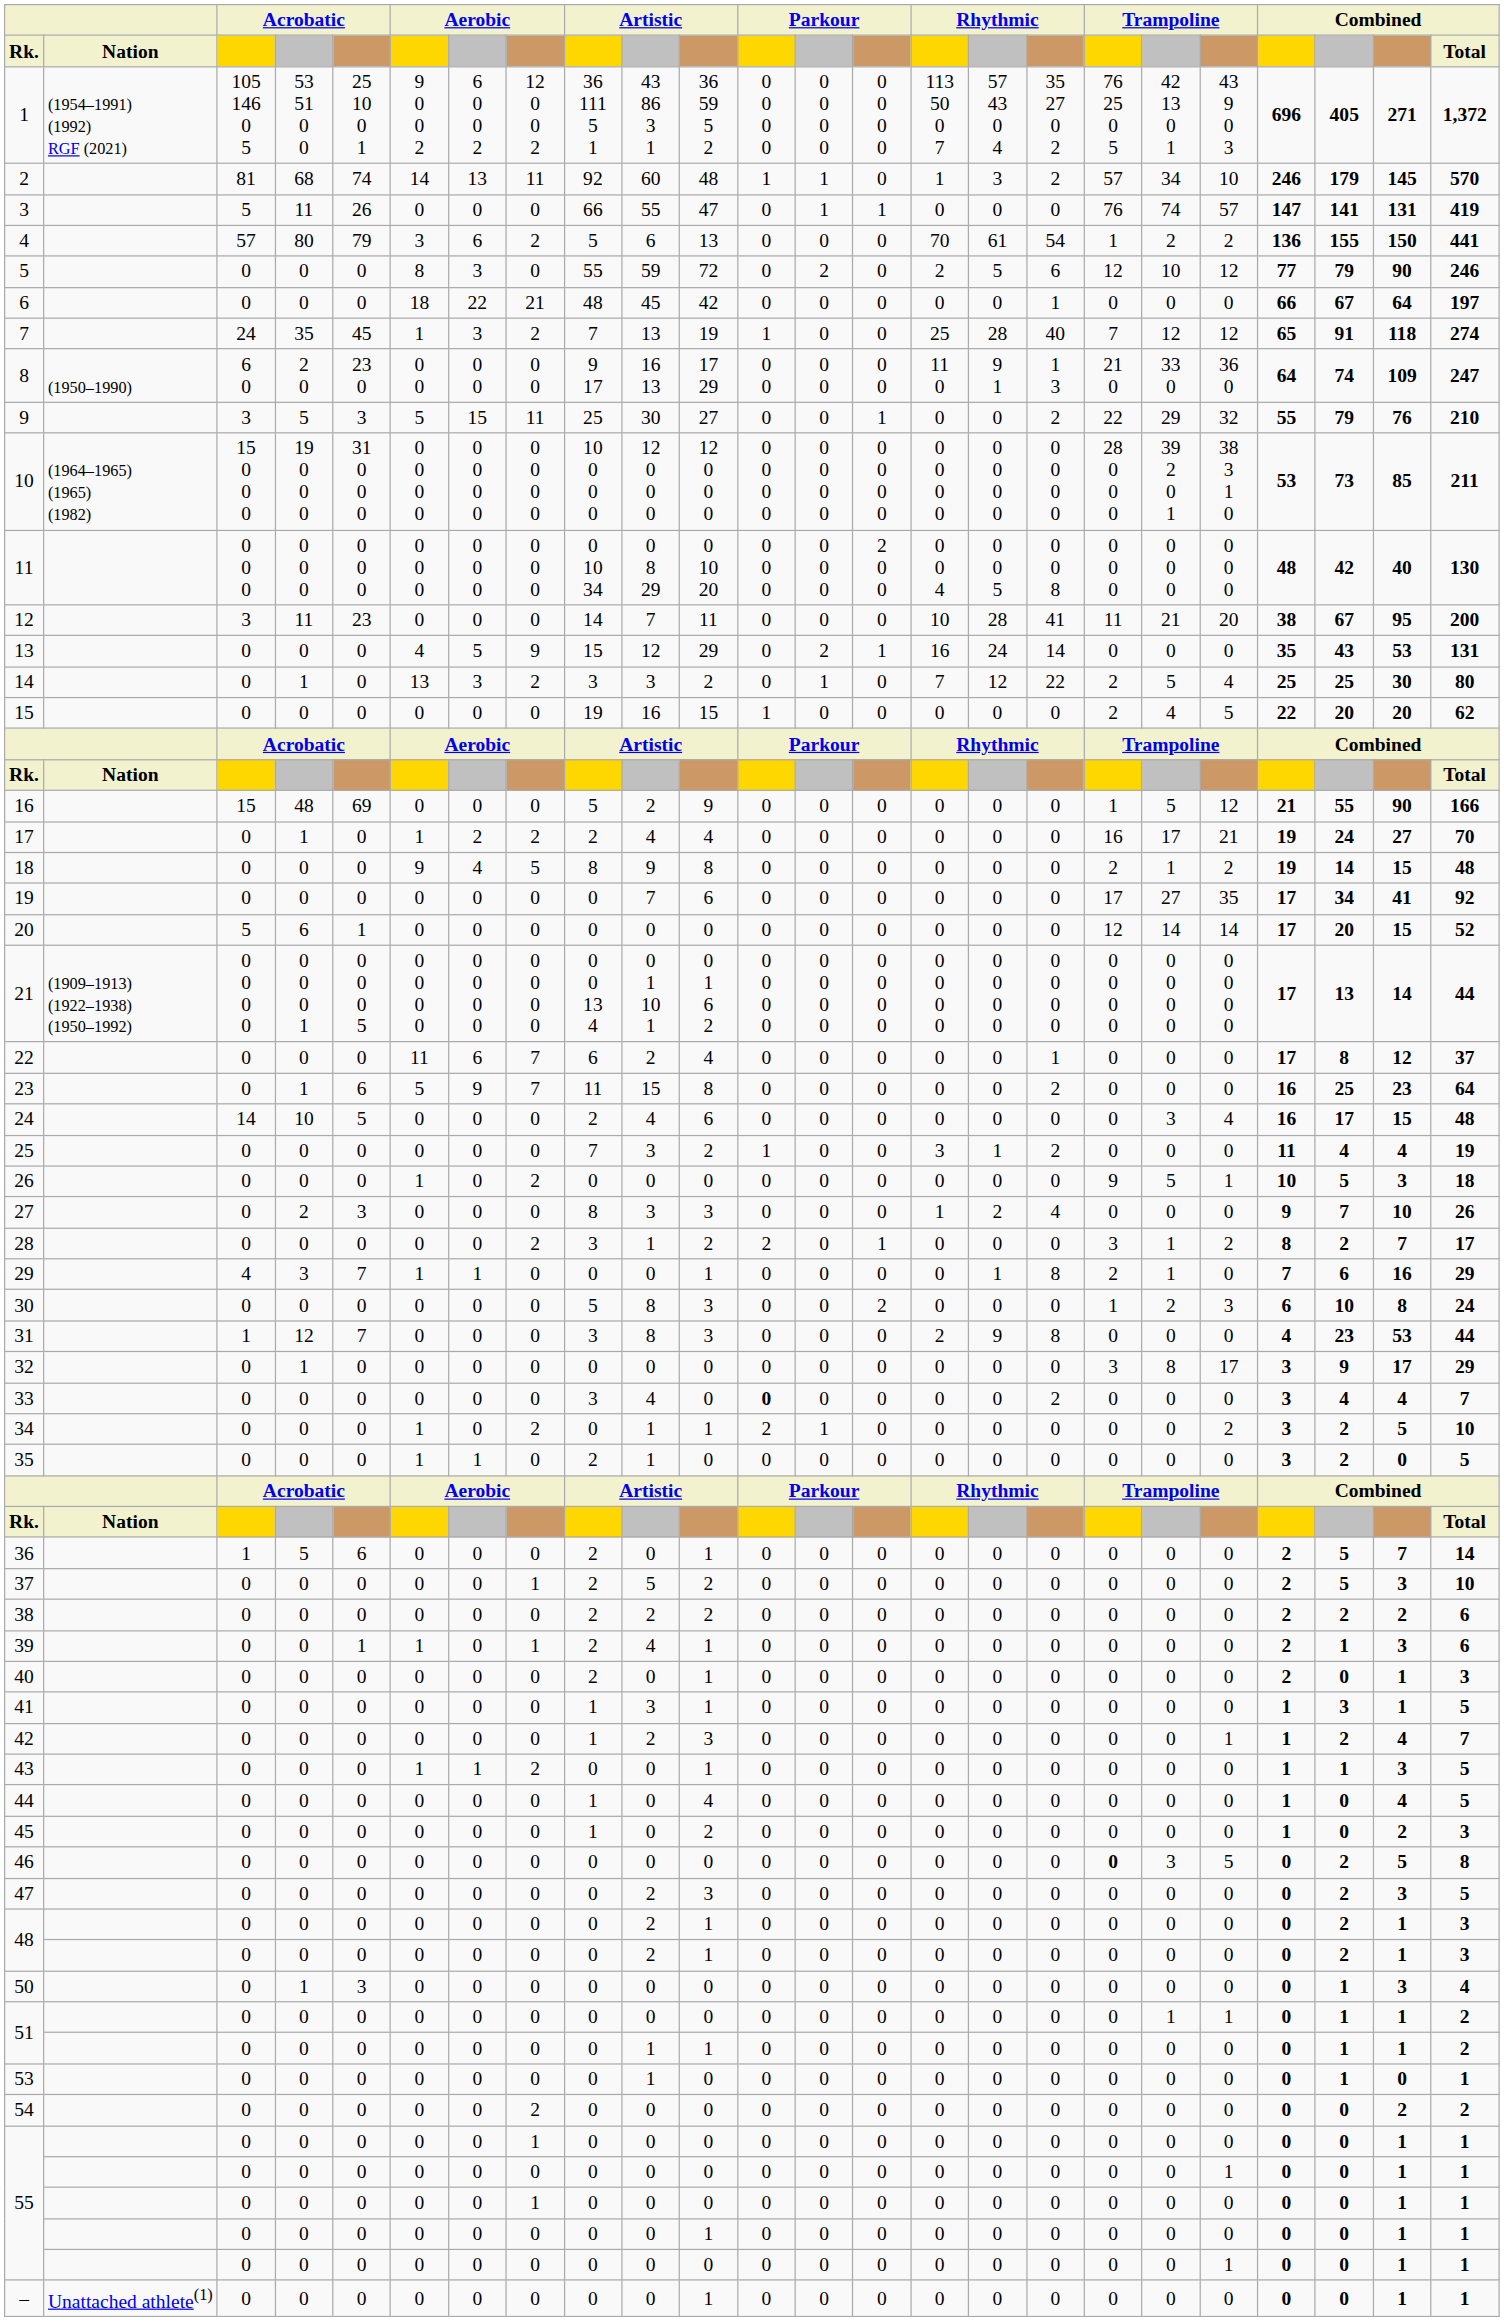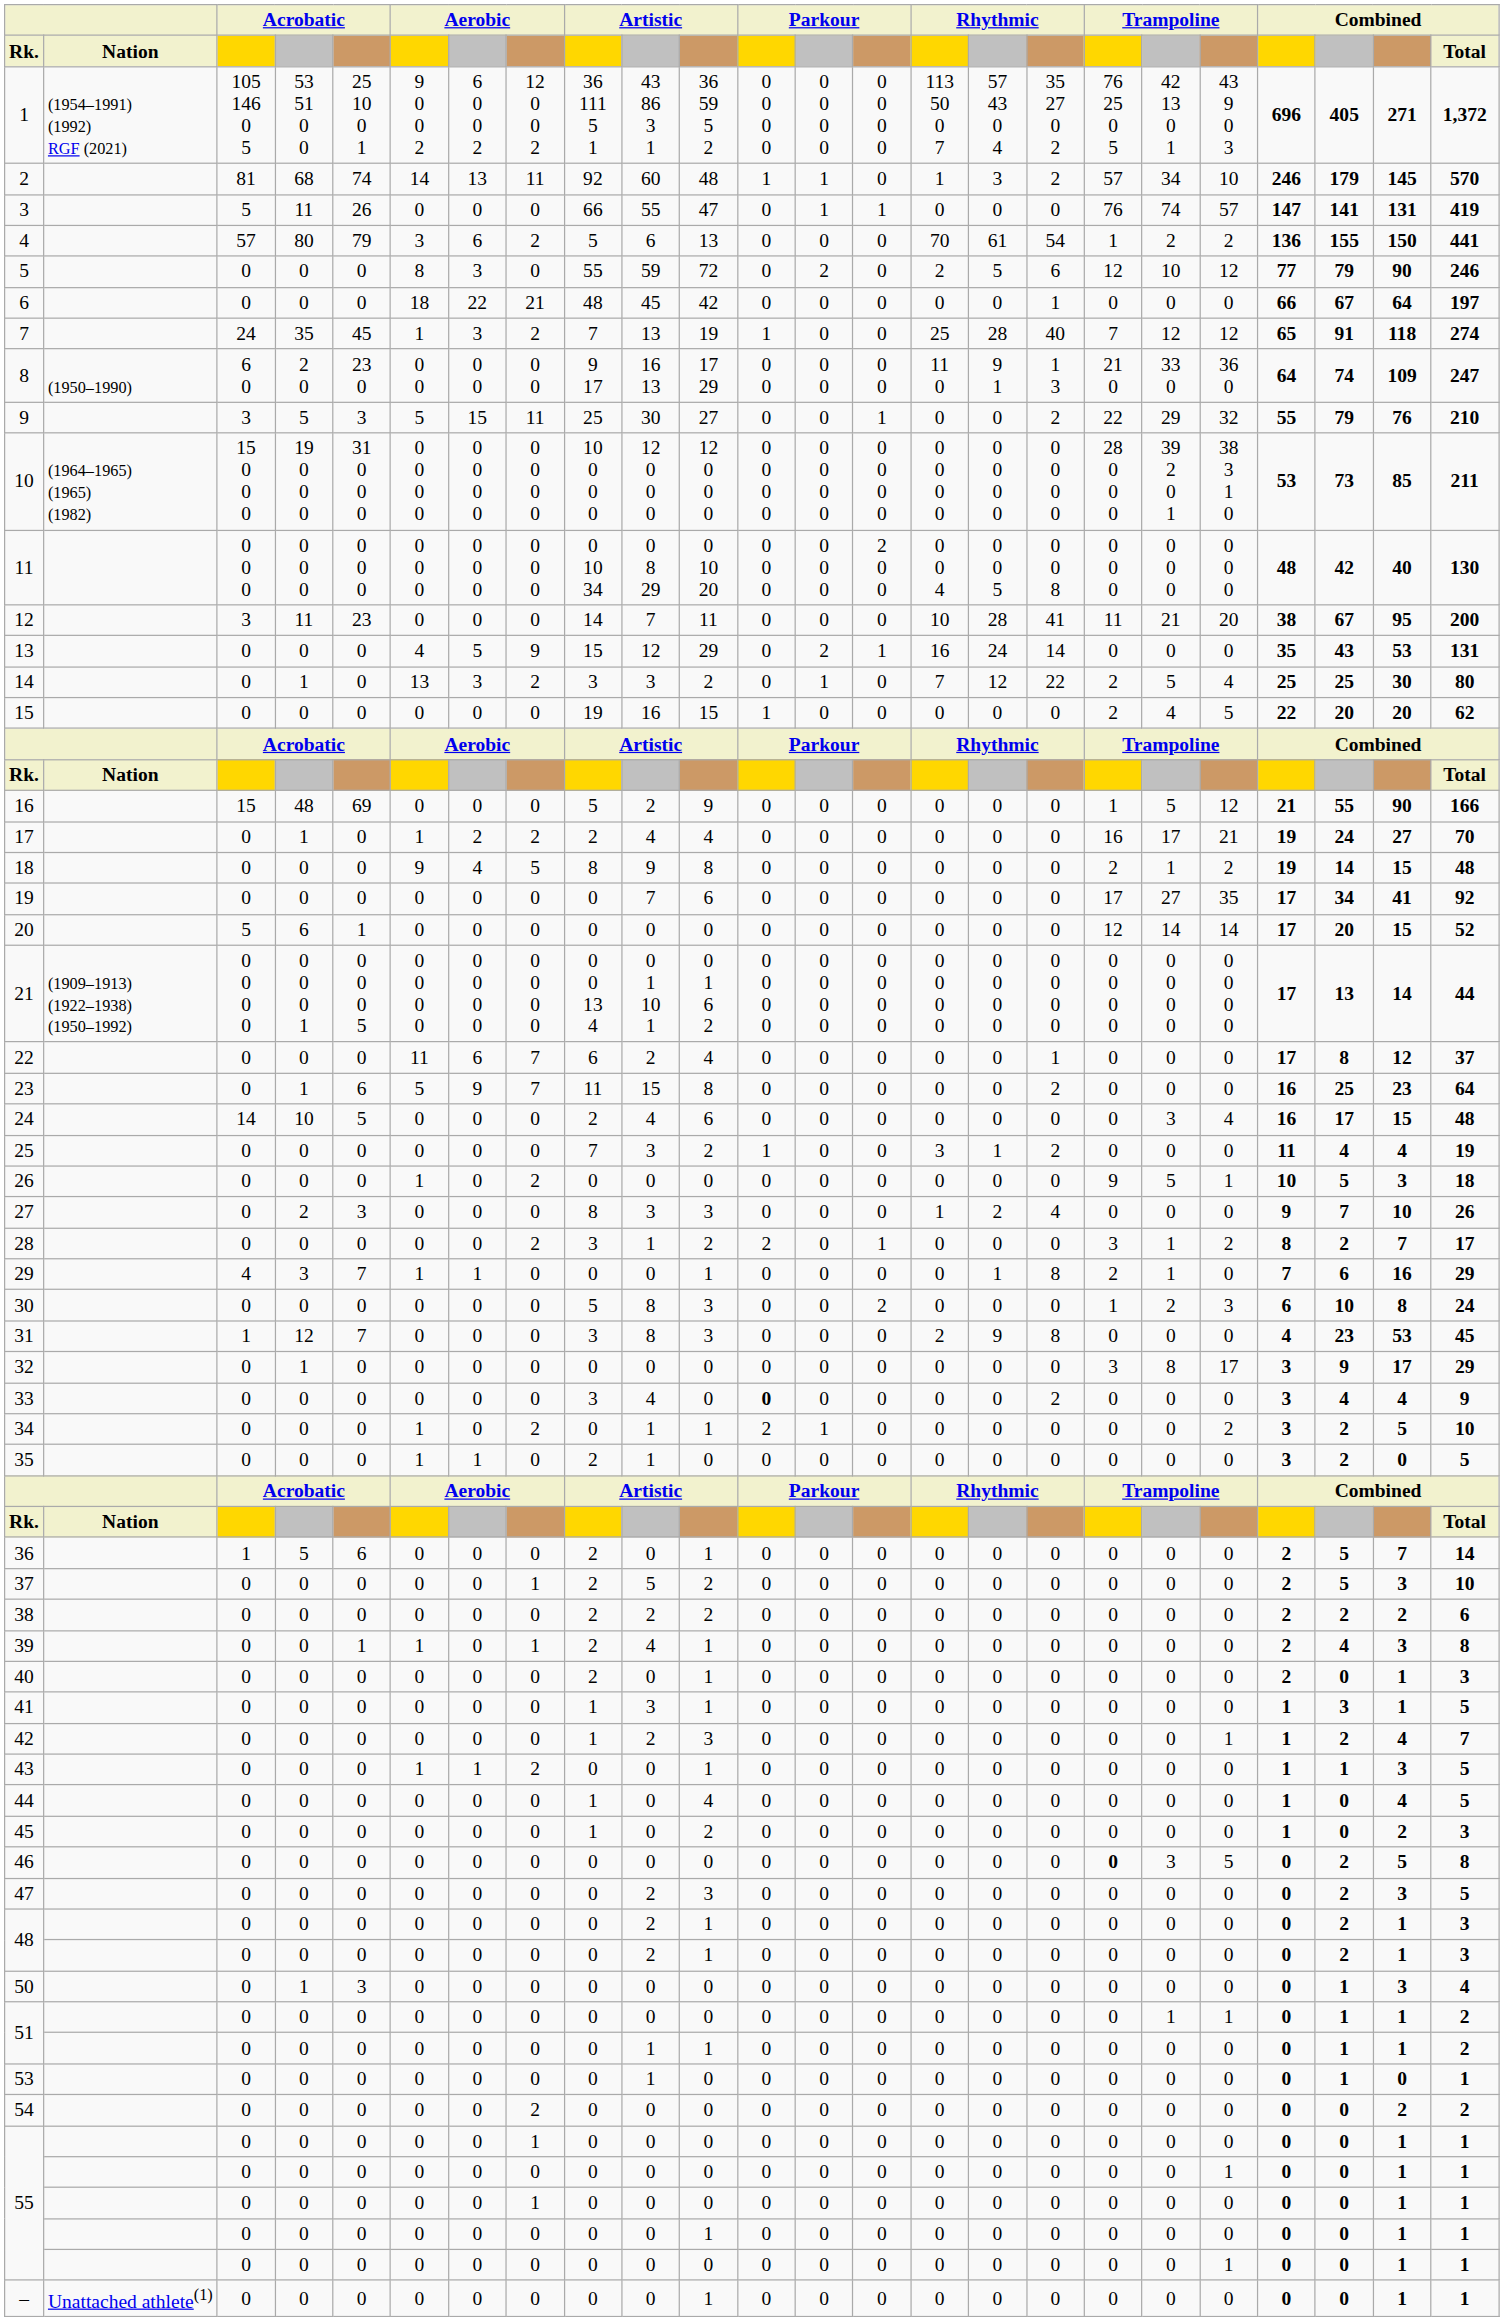(1465, 1336) 44 -> (1465, 1336) 45
(1465, 1397) 7 -> (1465, 1397) 9
(1344, 1645) 1 -> (1344, 1645) 4
(1465, 1645) 6 -> (1465, 1645) 8
